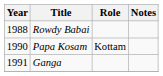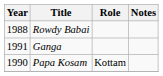rows swapped: (60, 46) <-> (47, 63)
